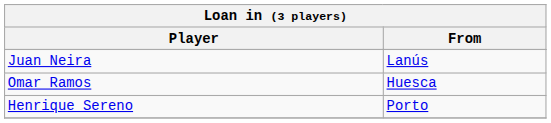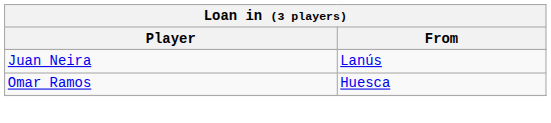- row: (70, 107)
